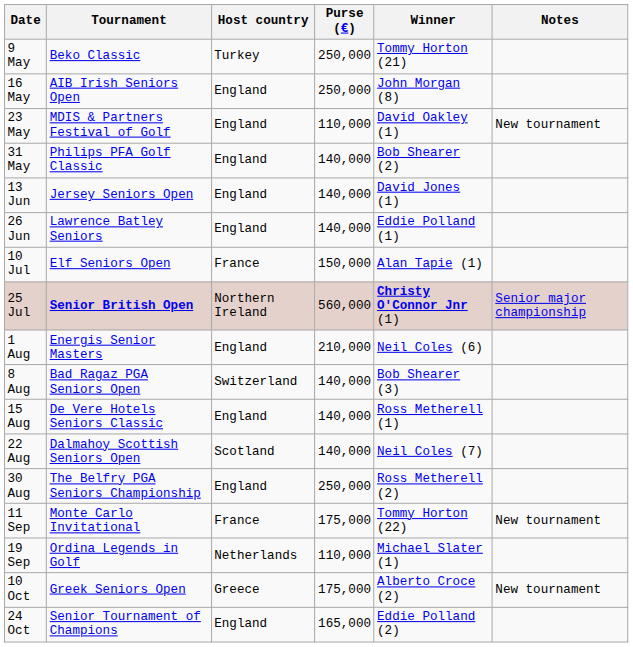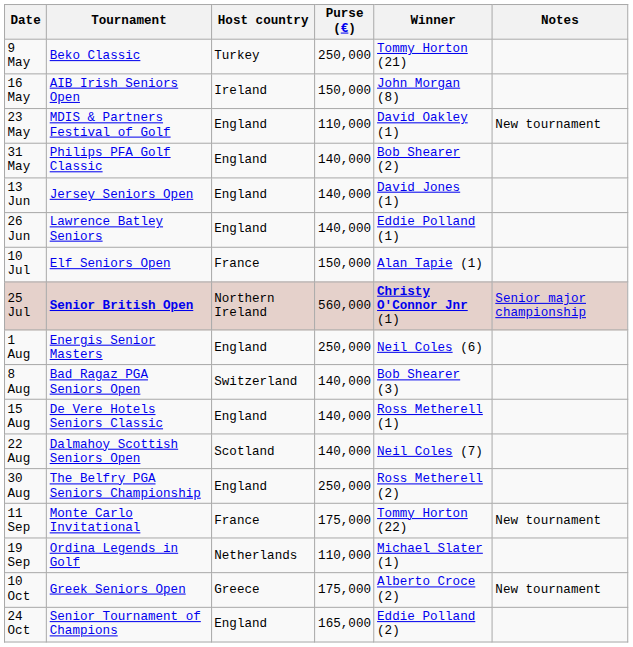(241, 91) England -> (241, 91) Ireland
(345, 91) 250,000 -> (345, 91) 150,000
(345, 348) 210,000 -> (345, 348) 250,000
